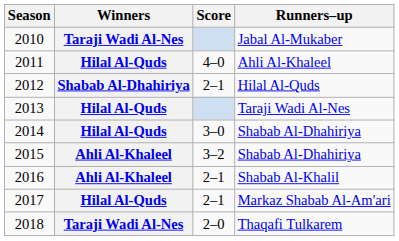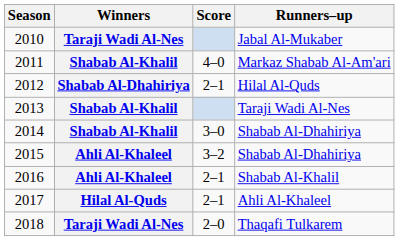(124, 62) Hilal Al-Quds -> (124, 62) Shabab Al-Khalil
(284, 62) Ahli Al-Khaleel -> (314, 62) Markaz Shabab Al-Am'ari
(124, 108) Hilal Al-Quds -> (124, 108) Shabab Al-Khalil
(124, 131) Hilal Al-Quds -> (124, 131) Shabab Al-Khalil
(314, 200) Markaz Shabab Al-Am'ari -> (284, 200) Ahli Al-Khaleel
